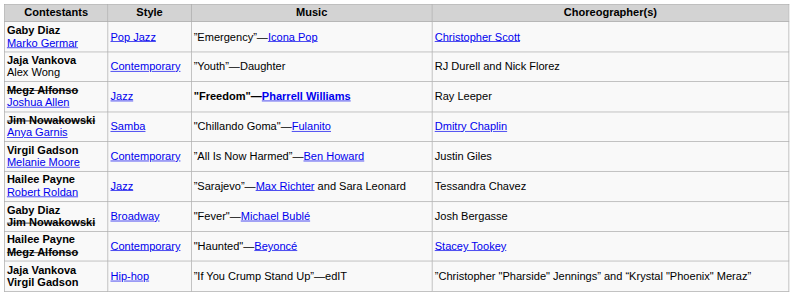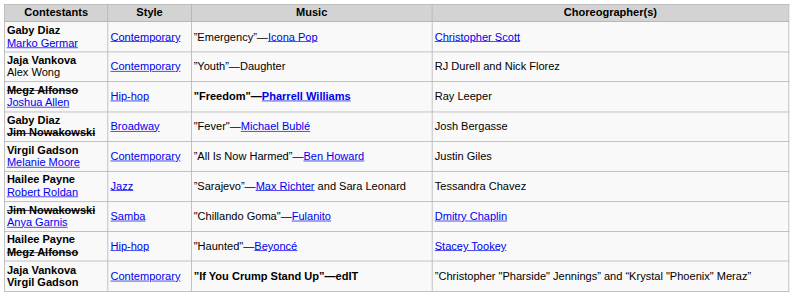(133, 36) Pop Jazz -> (145, 36) Contemporary
(122, 96) Jazz -> (130, 96) Hip-hop
rows swapped: (51, 126) <-> (51, 216)
(145, 246) Contemporary -> (130, 246) Hip-hop
(130, 276) Hip-hop -> (145, 276) Contemporary
(270, 276) normal -> (276, 276) bold
